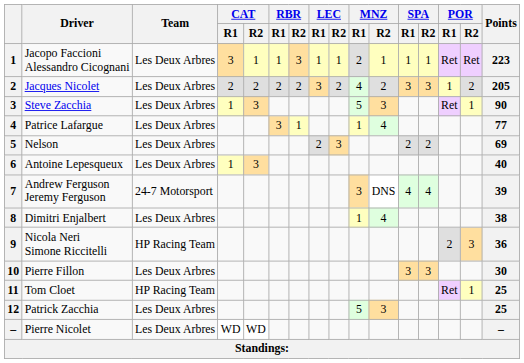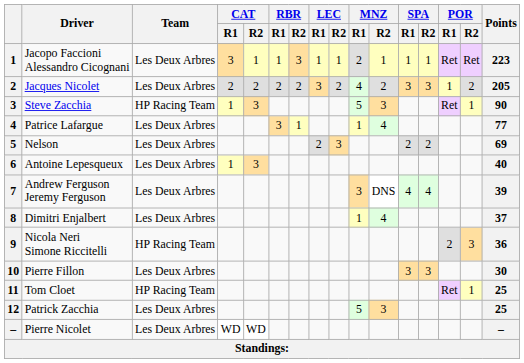(175, 105) Les Deux Arbres -> (175, 105) HP Racing Team
(174, 190) 24-7 Motorsport -> (175, 190) Les Deux Arbres
(501, 217) 38 -> (501, 217) 37
